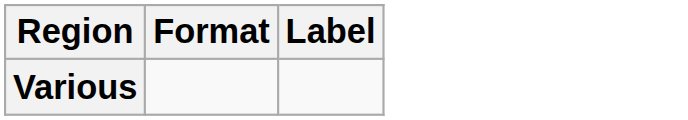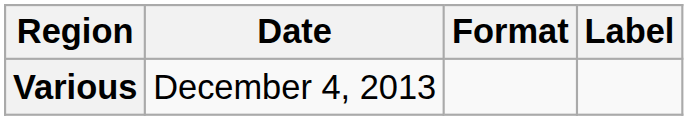+ column: (295, 31)
